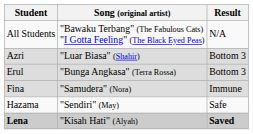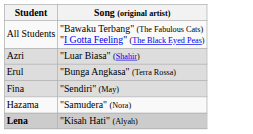- column: (228, 12)
(96, 89) "Samudera" (Nora) -> (89, 89) "Sendiri" (May)
(89, 105) "Sendiri" (May) -> (96, 105) "Samudera" (Nora)
